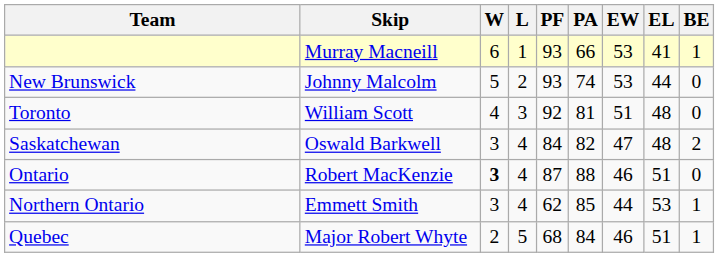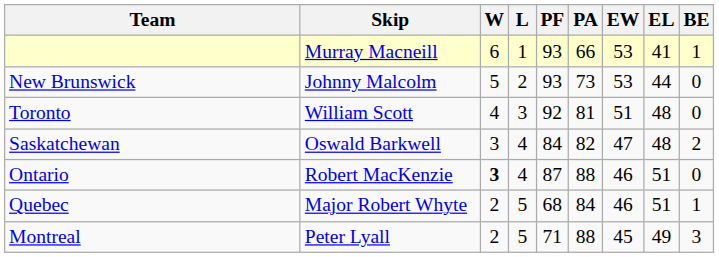(586, 81) 74 -> (586, 81) 73
- row: (77, 205)
+ row: (45, 236)
